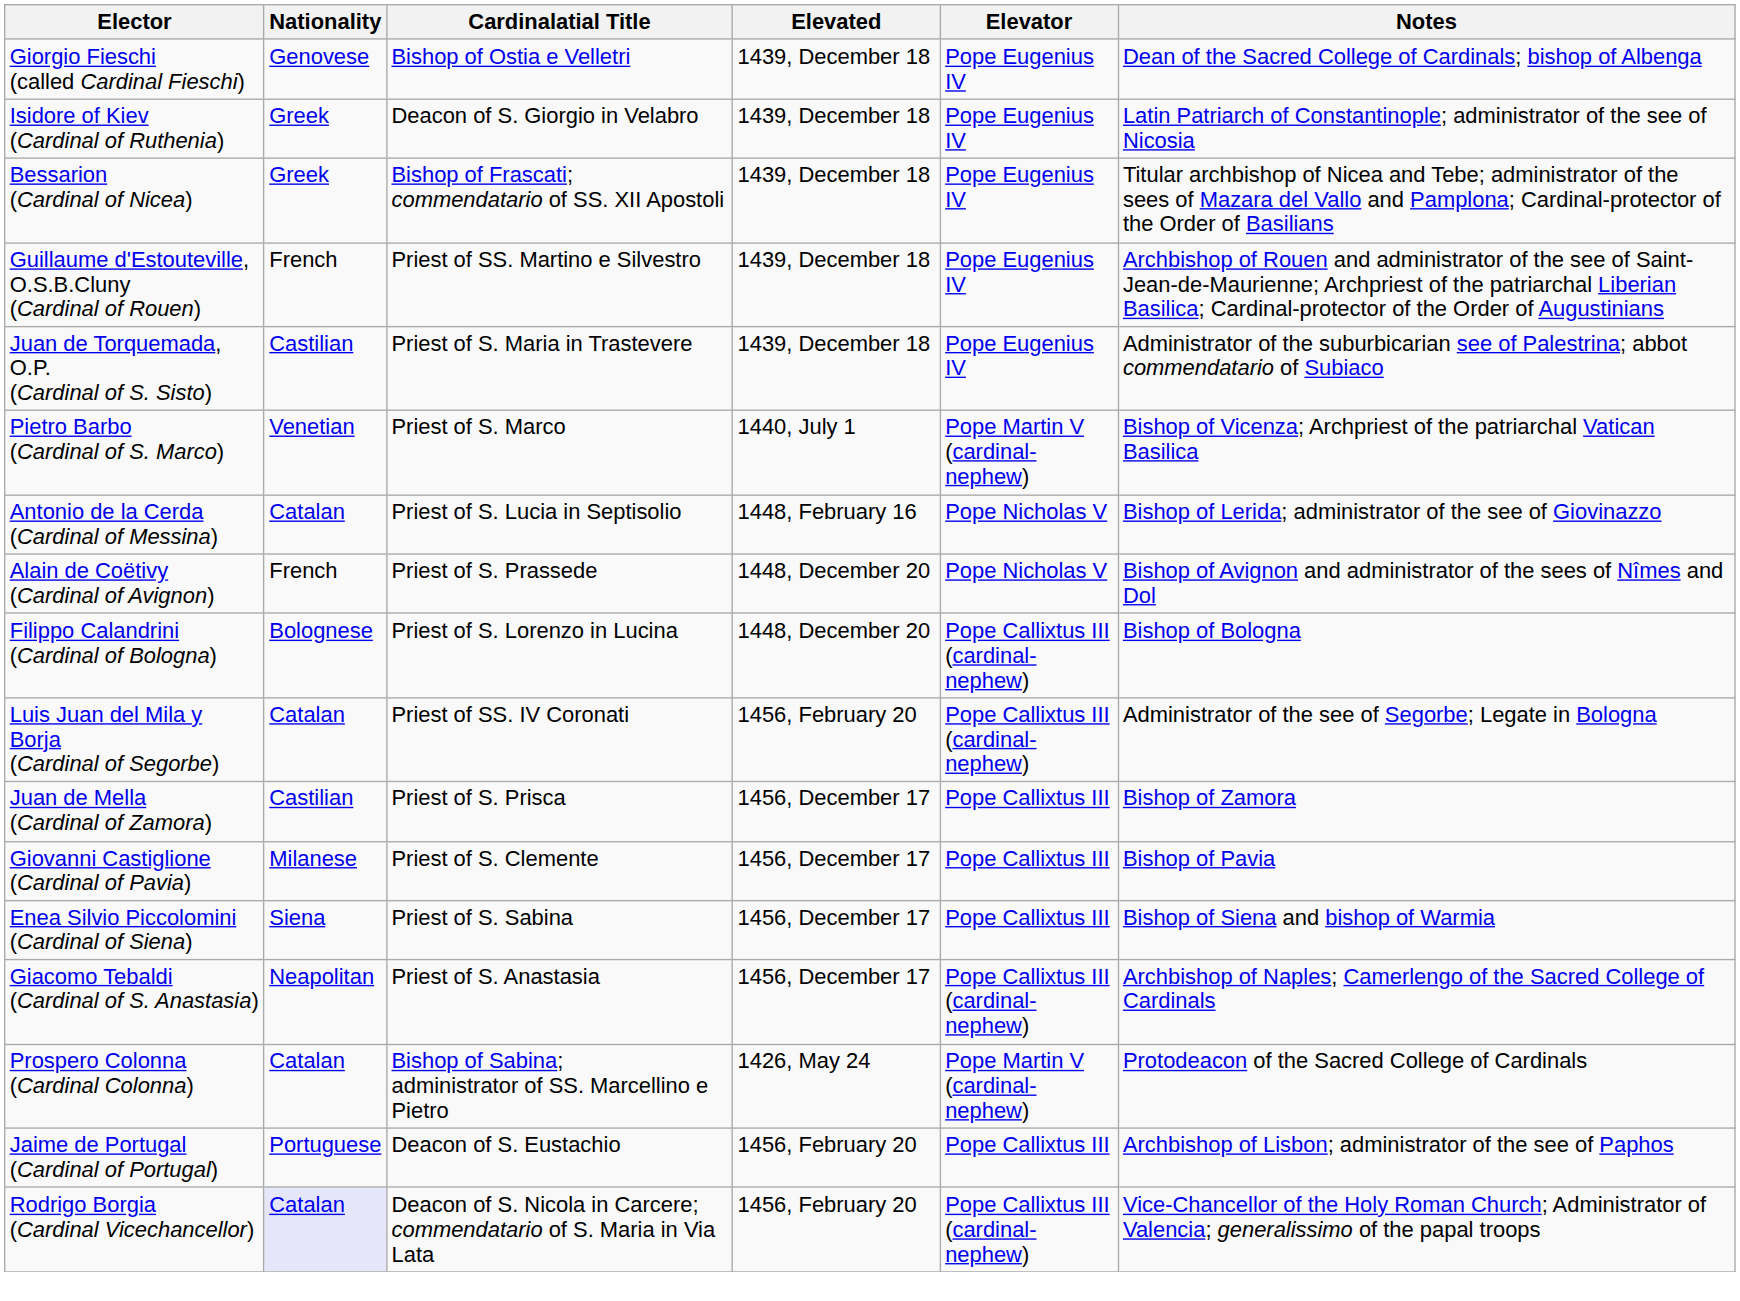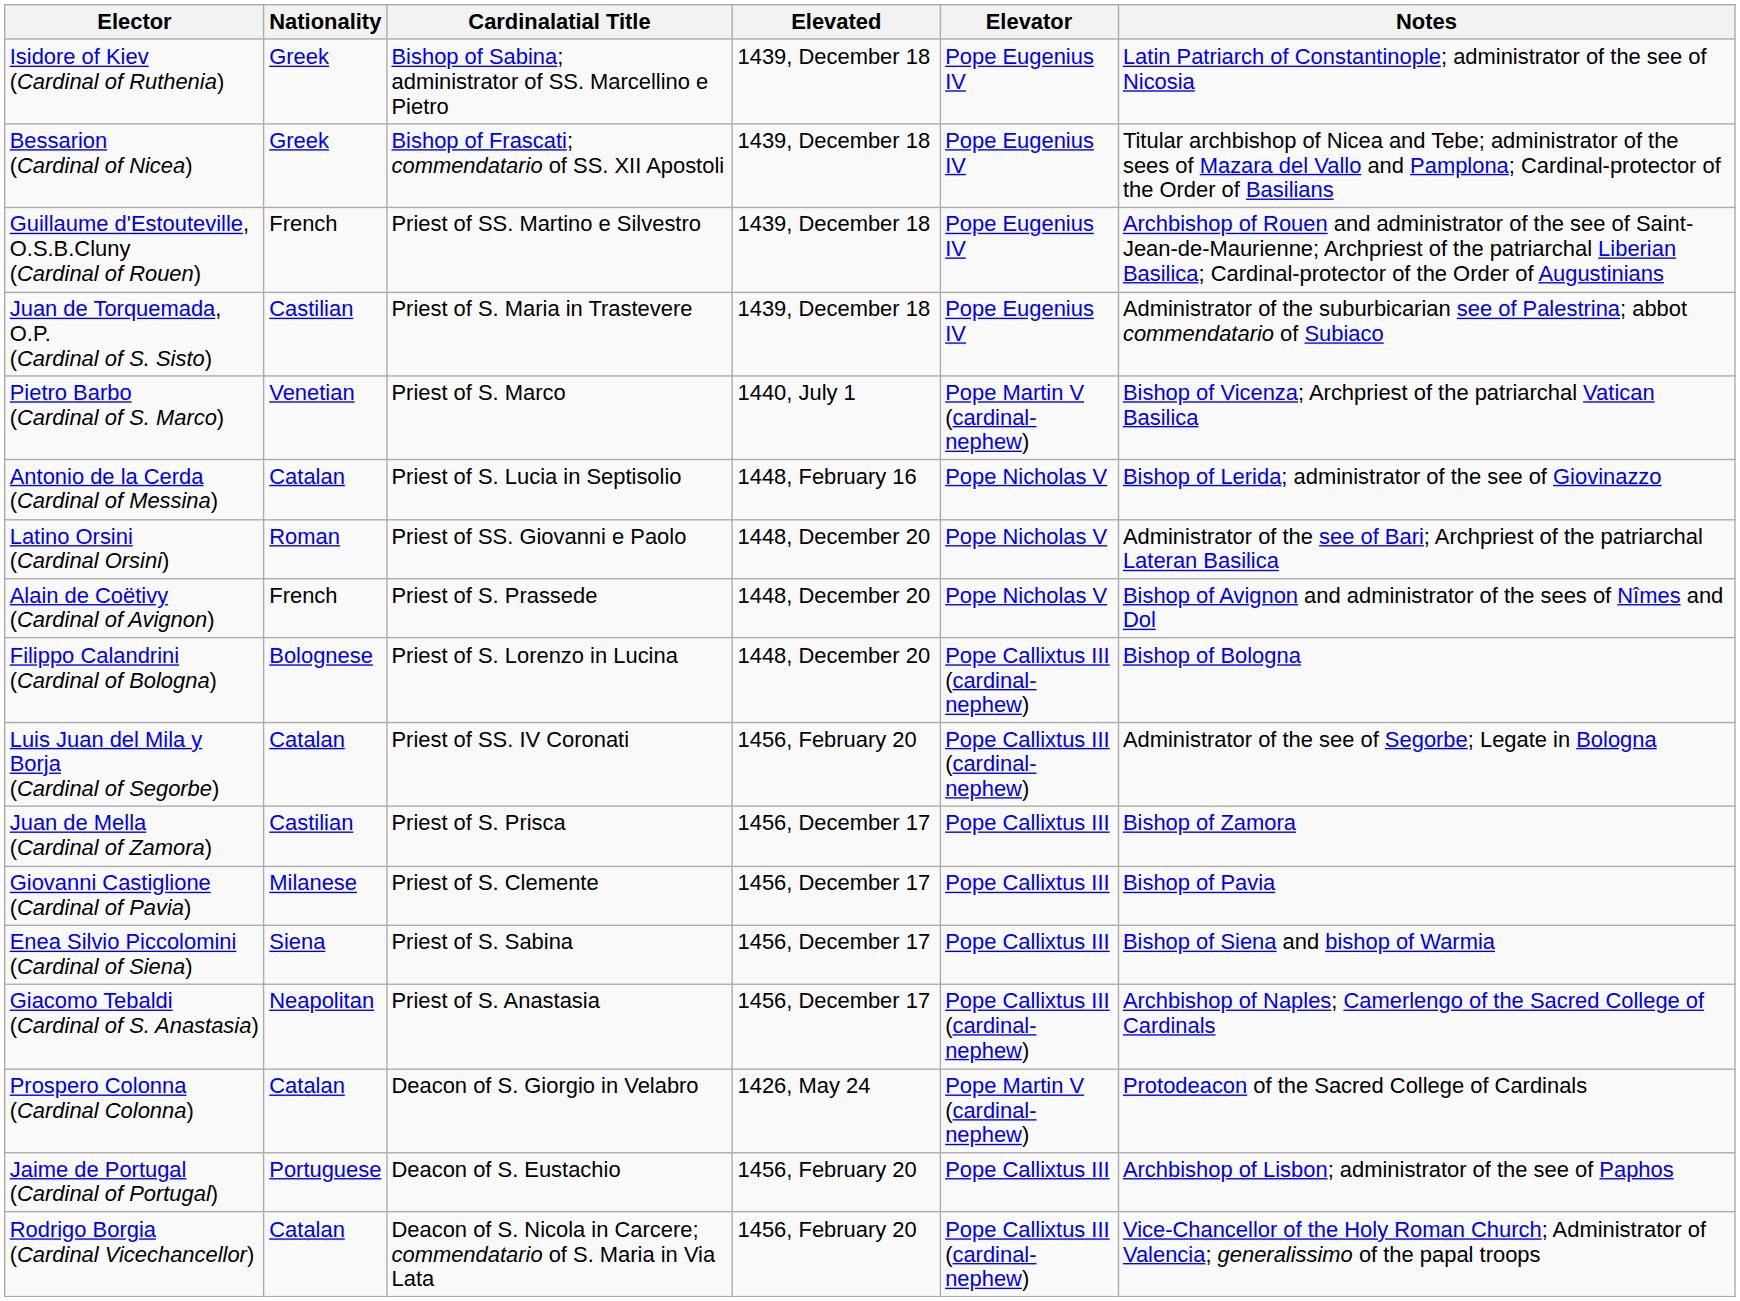- row: (127, 68)
(545, 116) Deacon of S. Giorgio in Velabro -> (550, 81) Bishop of Sabina; administrator of SS. Marcellino e Pietro
+ row: (90, 548)
(550, 1085) Bishop of Sabina; administrator of SS. Marcellino e Pietro -> (545, 1085) Deacon of S. Giorgio in Velabro
(307, 1204) lavender background -> (307, 1229) no background
